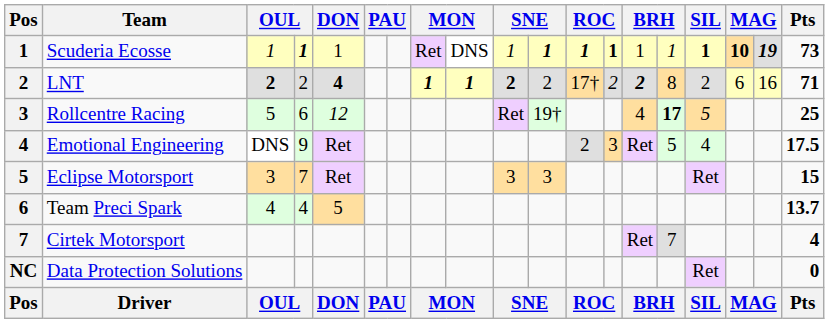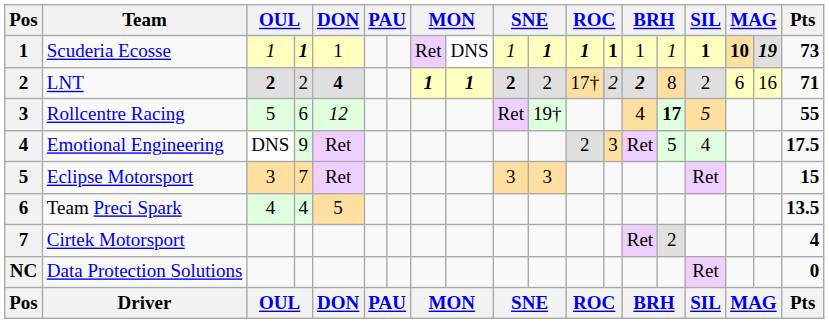(810, 114) 25 -> (810, 114) 55
(803, 208) 13.7 -> (803, 208) 13.5
(672, 239) 7 -> (672, 239) 2
